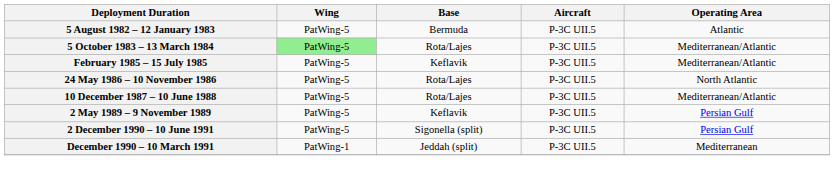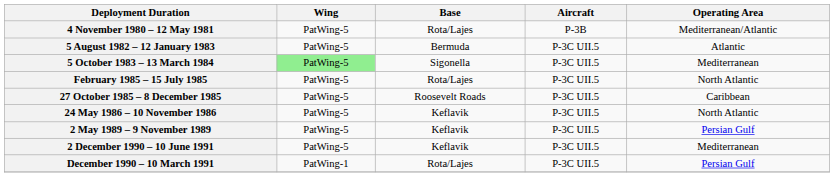+ row: (140, 29)
(449, 46) Rota/Lajes -> (450, 63) Sigonella
(727, 46) Mediterranean/Atlantic -> (728, 63) Mediterranean
(449, 63) Keflavik -> (450, 79) Rota/Lajes
(727, 63) Mediterranean/Atlantic -> (728, 79) North Atlantic
+ row: (140, 96)
(449, 79) Rota/Lajes -> (450, 113) Keflavik
- row: (140, 96)
(449, 130) Sigonella (split) -> (450, 146) Keflavik
(727, 130) Persian Gulf -> (728, 146) Mediterranean
(449, 146) Jeddah (split) -> (450, 163) Rota/Lajes
(727, 146) Mediterranean -> (728, 163) Persian Gulf
